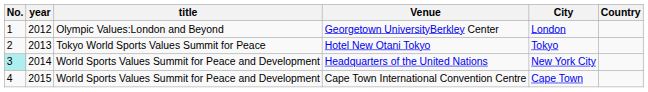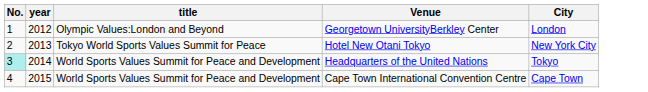- column: (621, 12)
(545, 45) Tokyo -> (564, 45) New York City
(564, 62) New York City -> (545, 62) Tokyo
